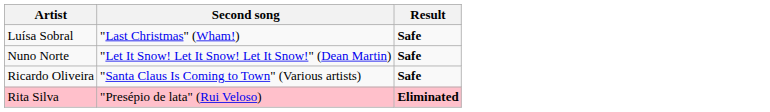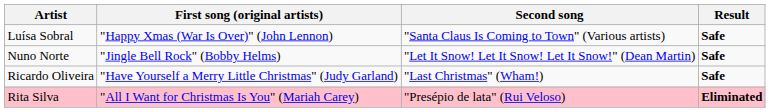+ column: (249, 14)
(170, 35) "Last Christmas" (Wham!) -> (534, 35) "Santa Claus Is Coming to Town" (Various artists)
(231, 76) "Santa Claus Is Coming to Town" (Various artists) -> (474, 76) "Last Christmas" (Wham!)
